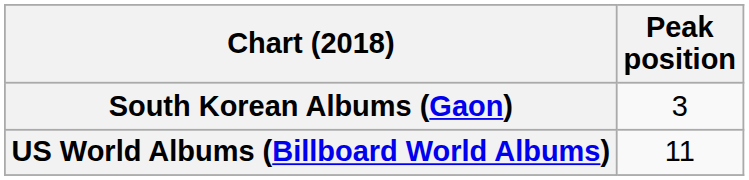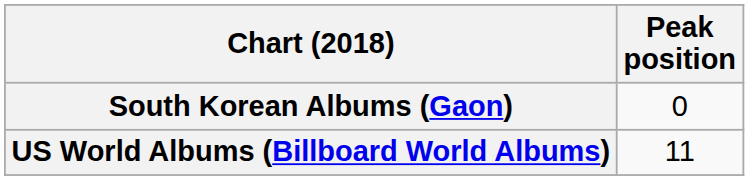(680, 105) 3 -> (680, 105) 0
